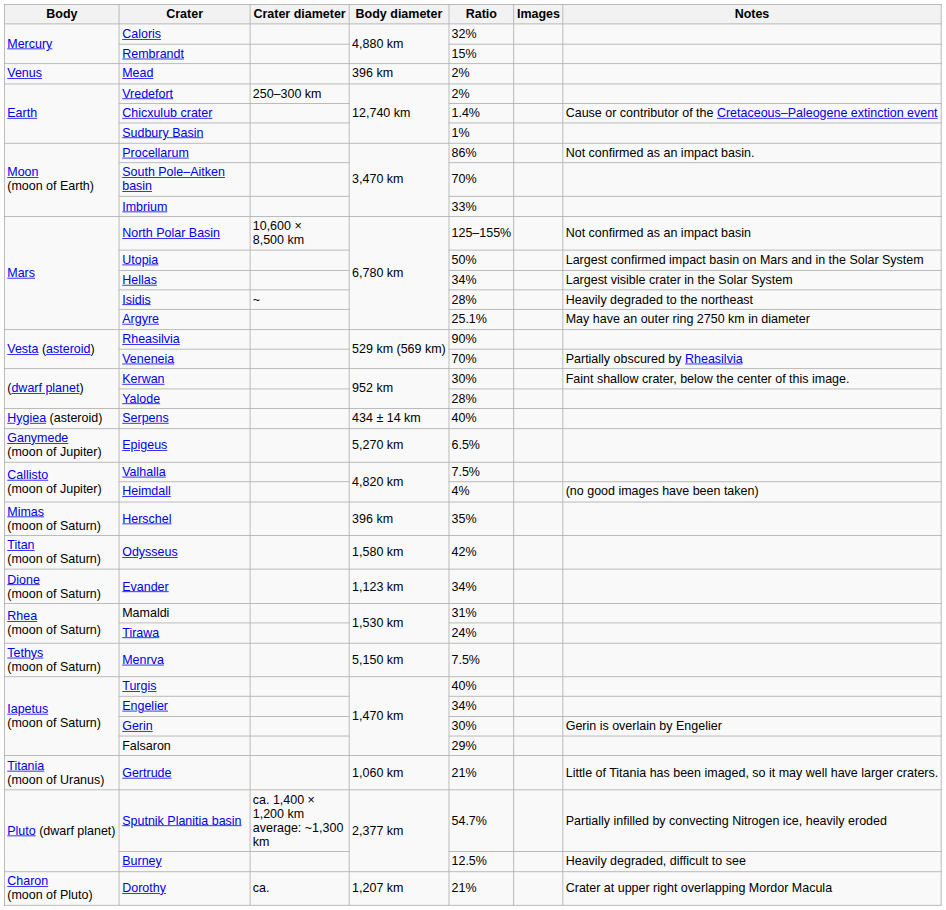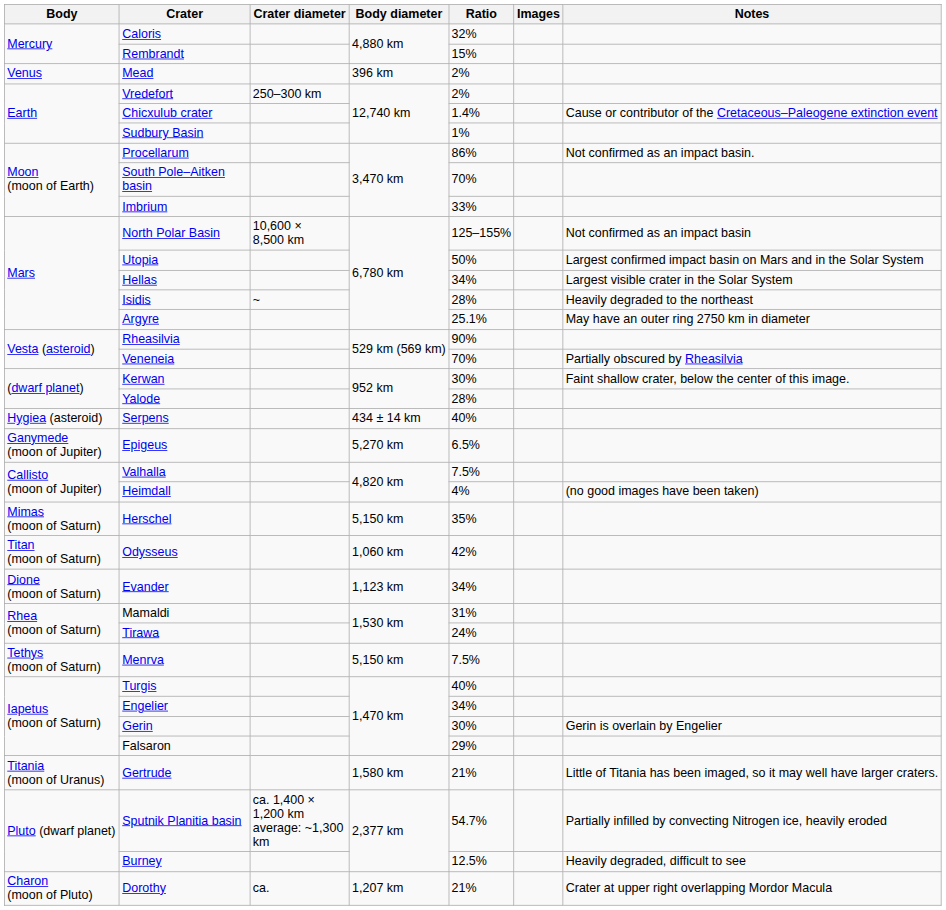(373, 518) 396 km -> (378, 518) 5,150 km
(378, 552) 1,580 km -> (378, 552) 1,060 km
(378, 772) 1,060 km -> (378, 772) 1,580 km
